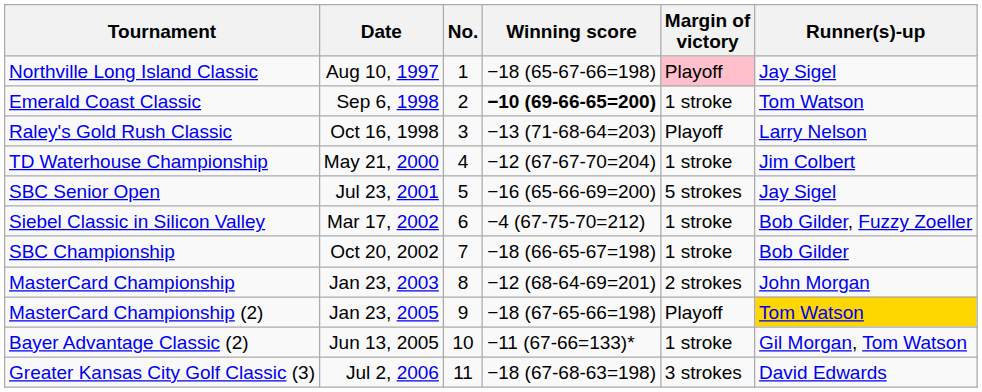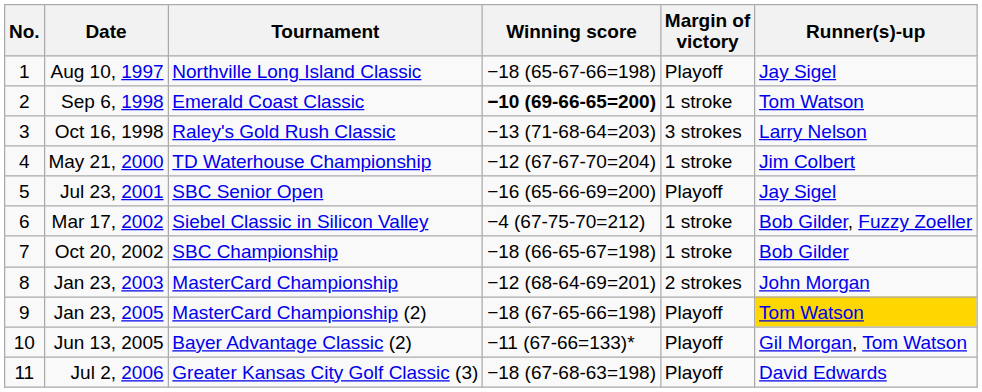columns swapped: (463, 30) <-> (162, 30)
(694, 71) pink background -> (694, 71) no background
(694, 131) Playoff -> (703, 131) 3 strokes
(703, 191) 5 strokes -> (694, 191) Playoff
(699, 342) 1 stroke -> (694, 342) Playoff
(703, 372) 3 strokes -> (694, 372) Playoff
